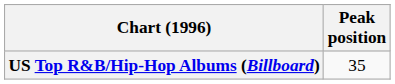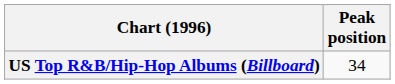(357, 65) 35 -> (357, 65) 34
